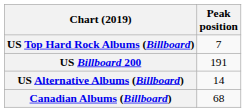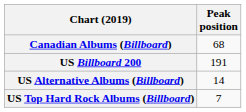rows swapped: (101, 98) <-> (101, 44)
